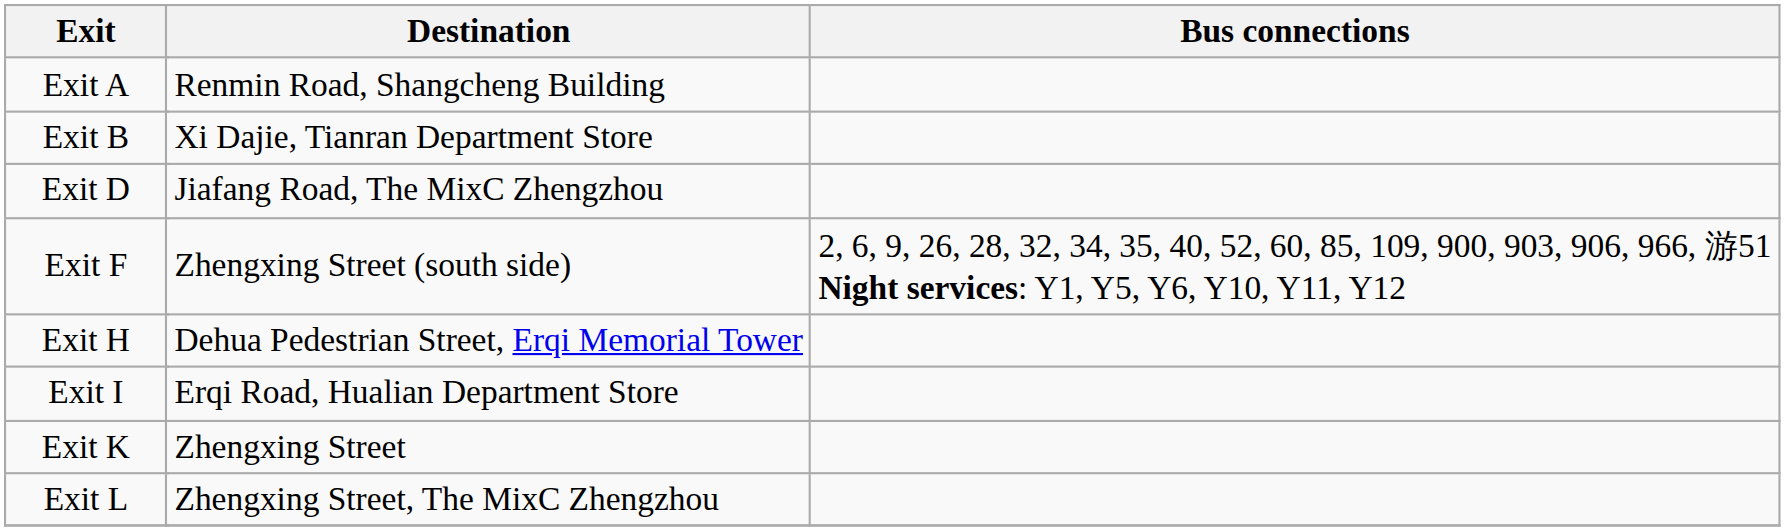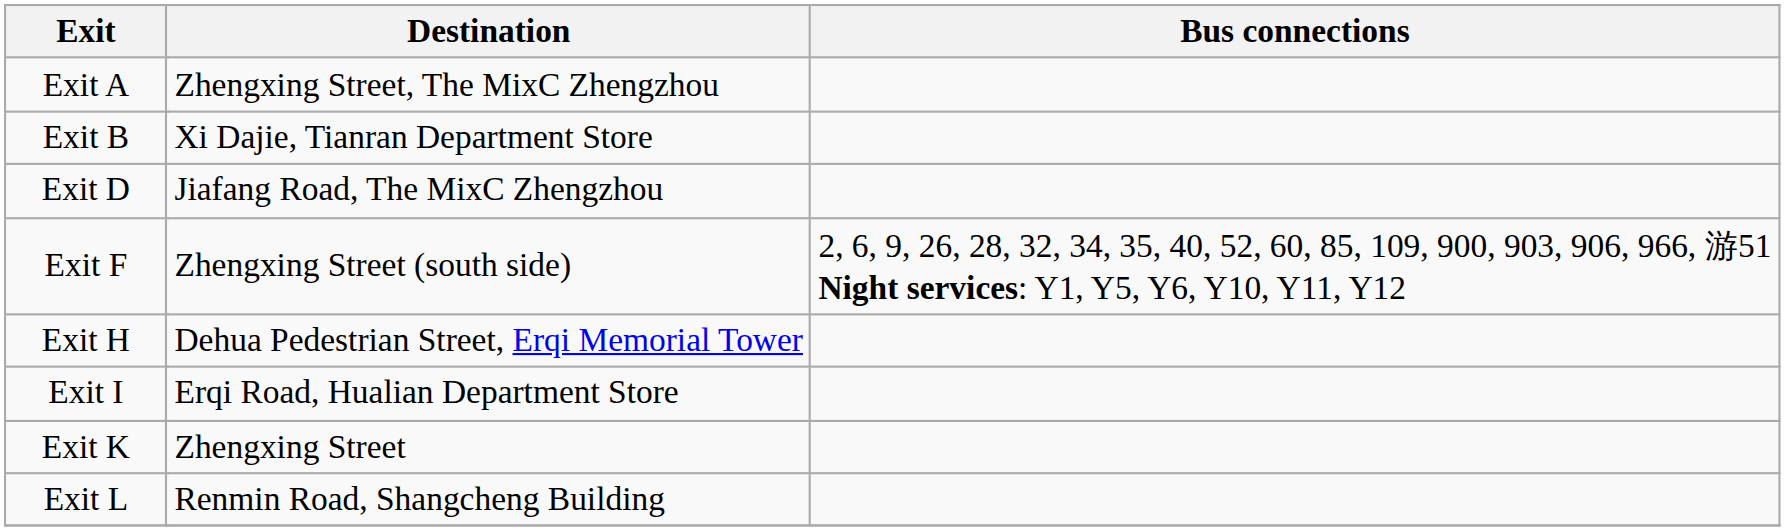(420, 84) Renmin Road, Shangcheng Building -> (447, 84) Zhengxing Street, The MixC Zhengzhou
(447, 499) Zhengxing Street, The MixC Zhengzhou -> (420, 499) Renmin Road, Shangcheng Building
